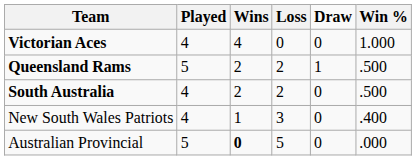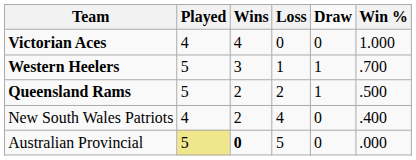+ row: (64, 67)
- row: (61, 92)
(238, 117) 1 -> (238, 117) 2
(280, 117) 3 -> (280, 117) 4
(185, 142) no background -> (185, 142) khaki background
